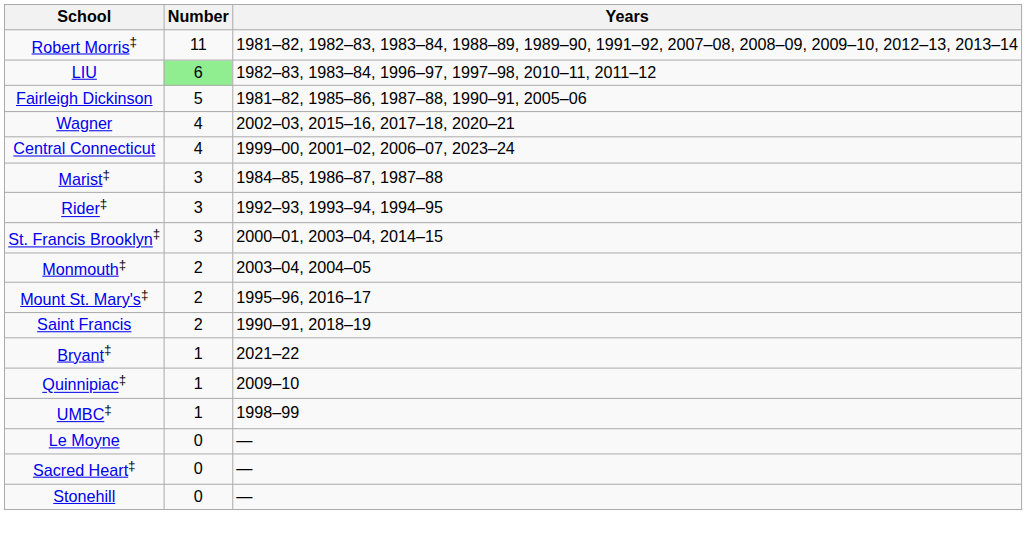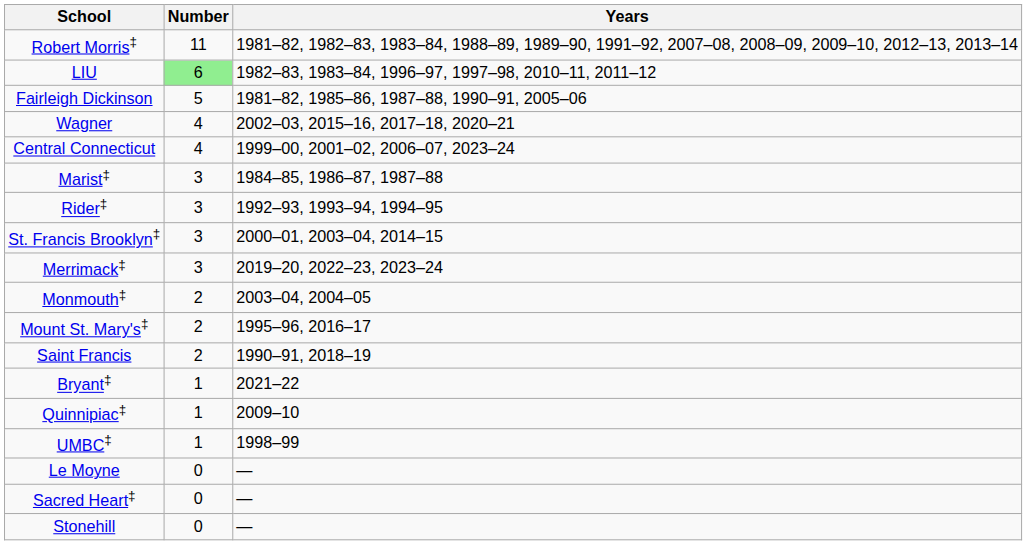+ row: (84, 267)
